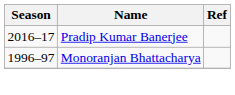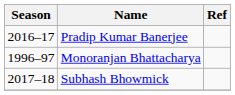+ row: (115, 79)
